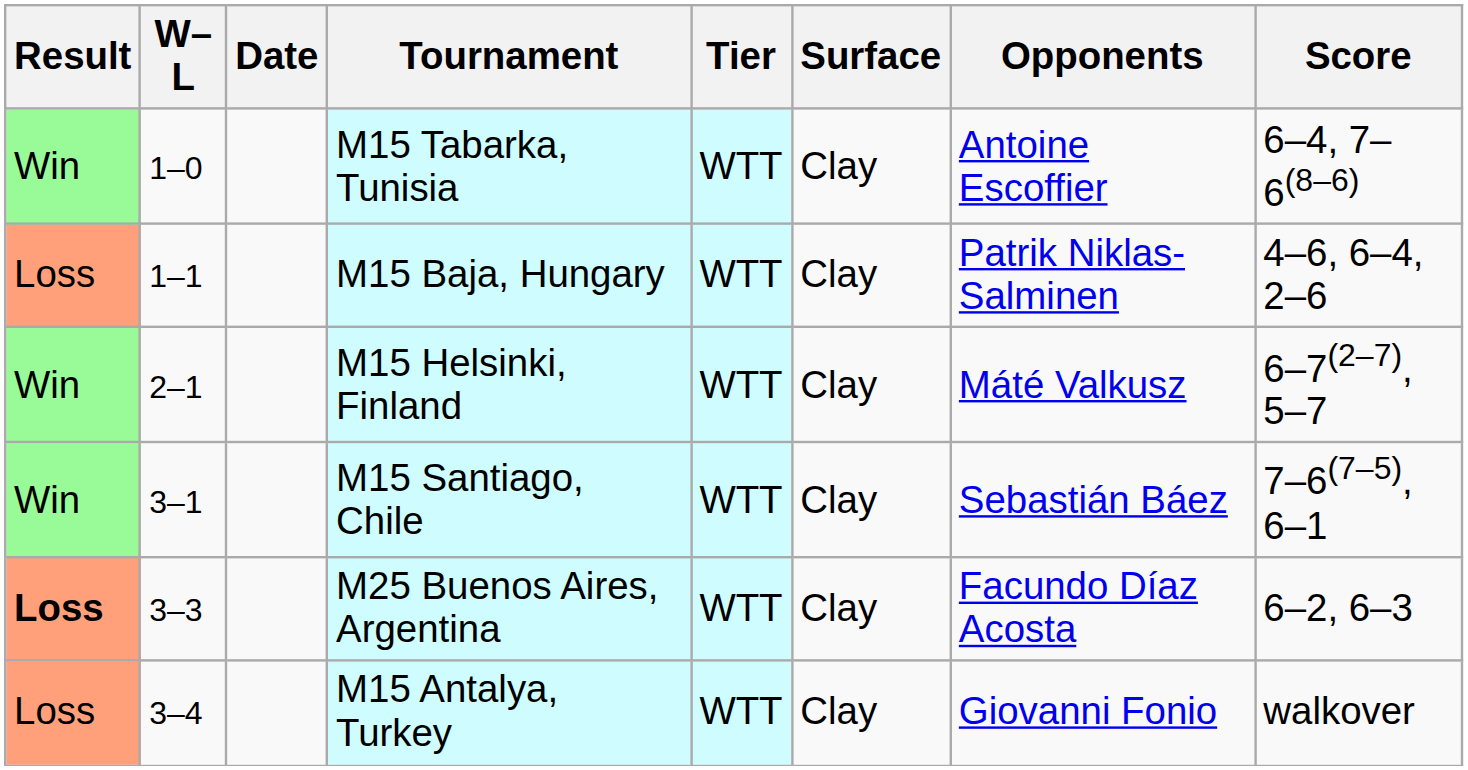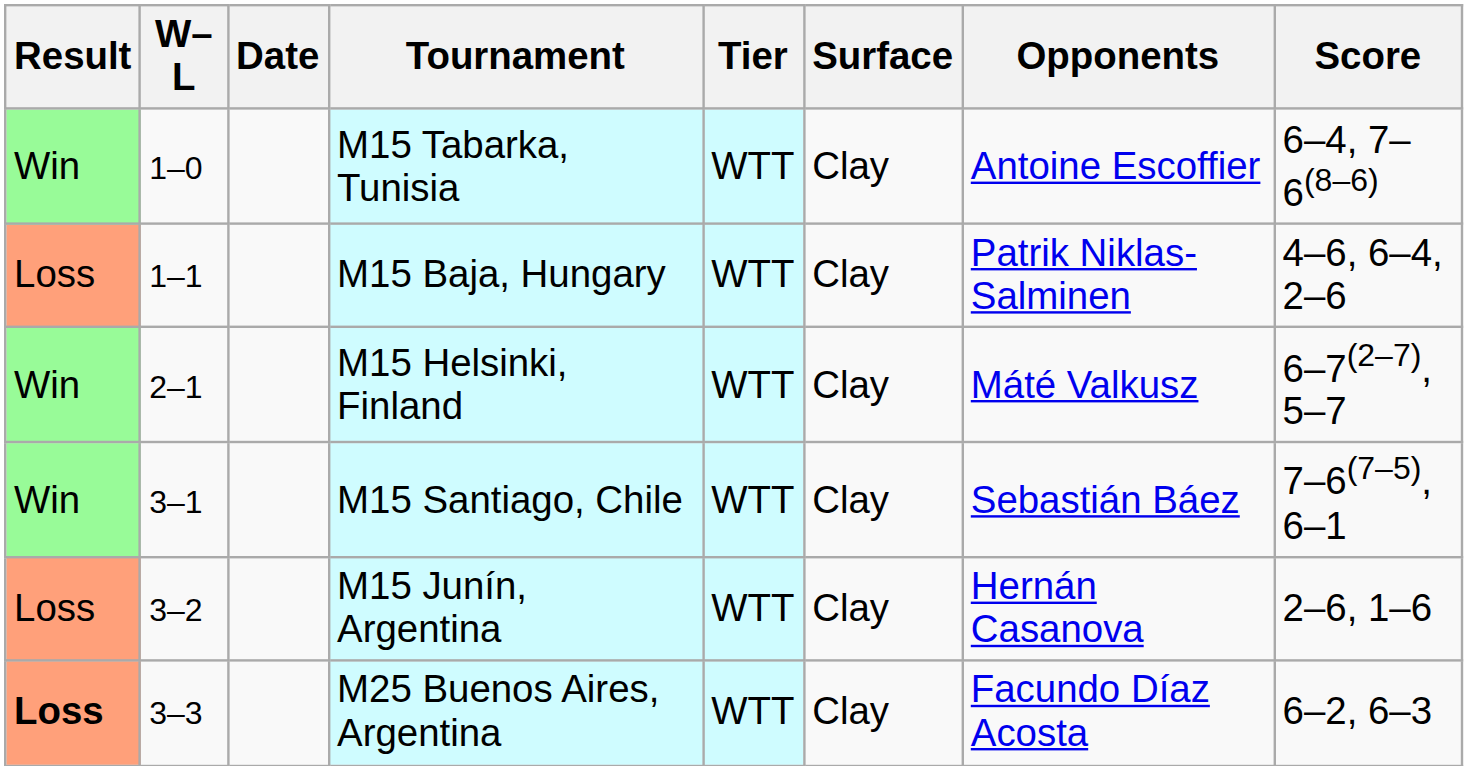+ row: (432, 608)
- row: (447, 712)
